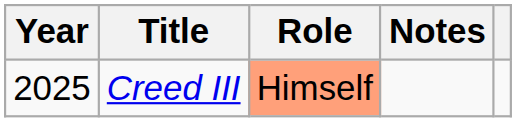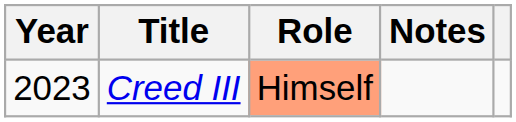(52, 87) 2025 -> (52, 87) 2023
